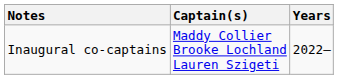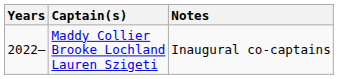columns swapped: (312, 15) <-> (26, 15)
